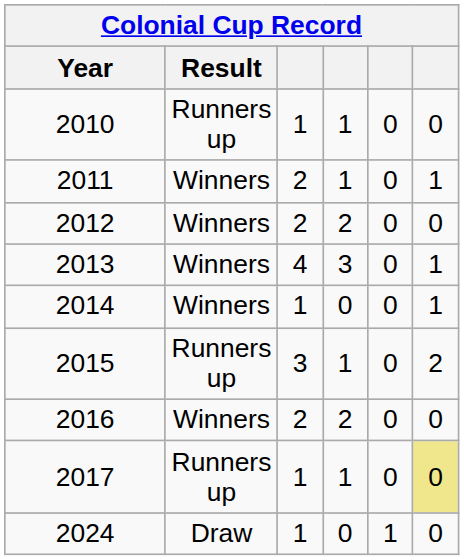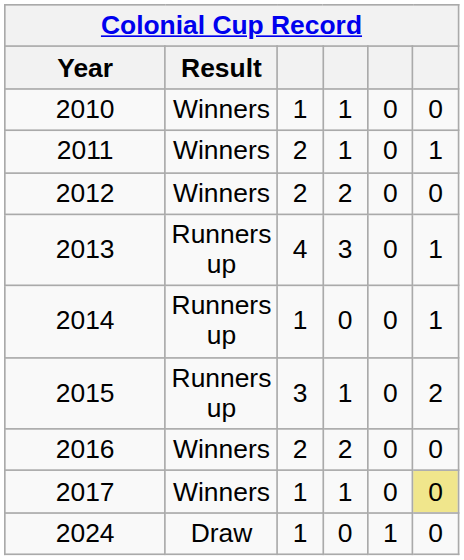(221, 124) Runners up -> (221, 109) Winners
(221, 264) Winners -> (221, 249) Runners up
(221, 306) Winners -> (221, 321) Runners up
(221, 476) Runners up -> (221, 491) Winners
